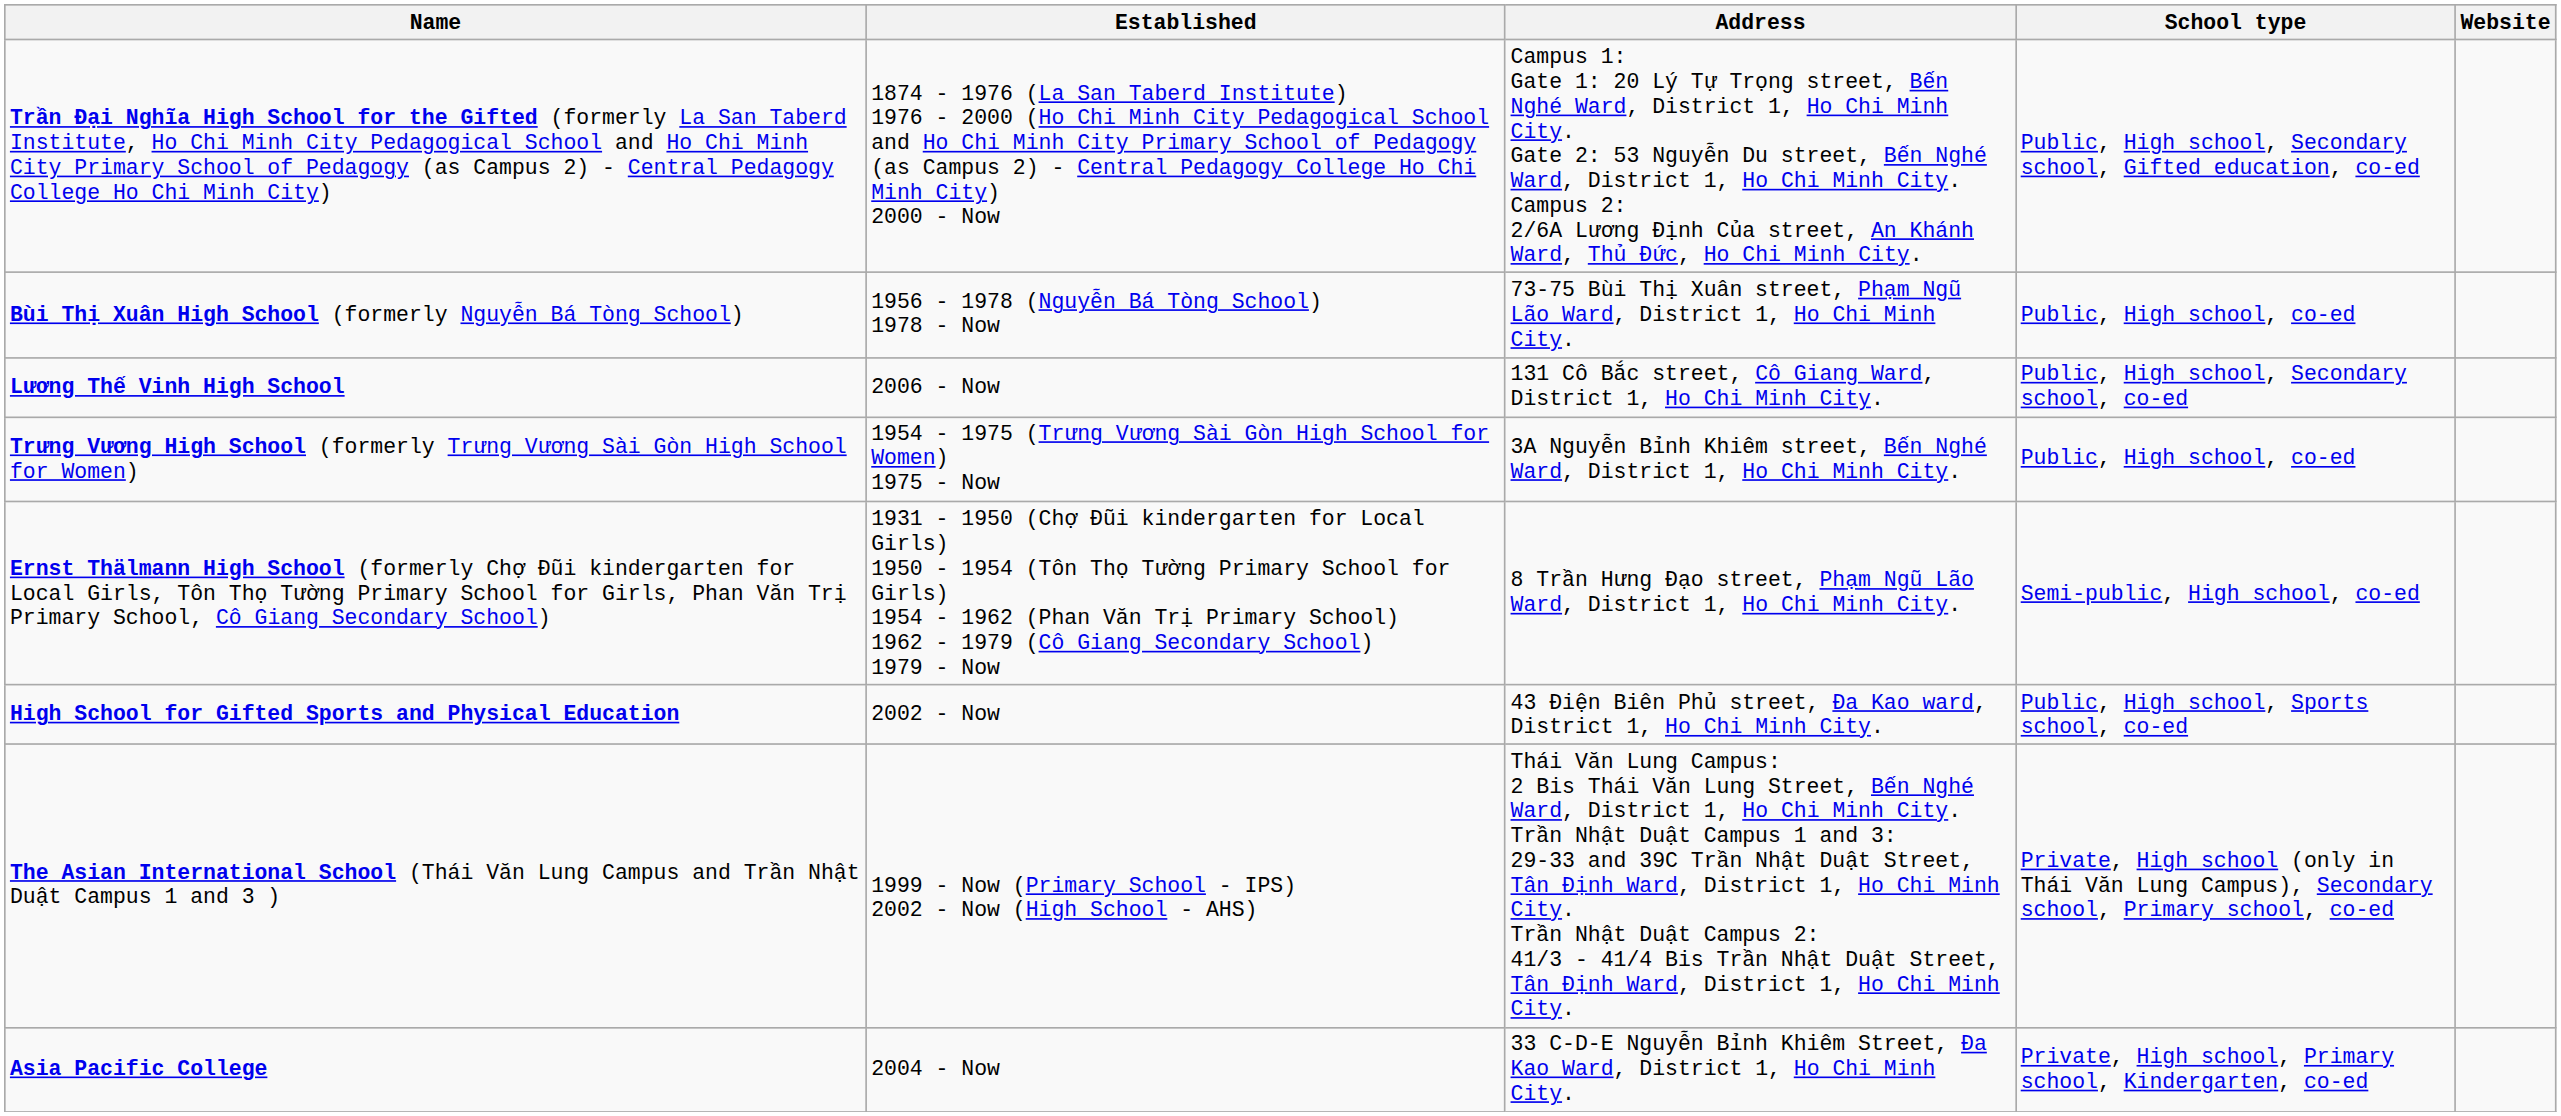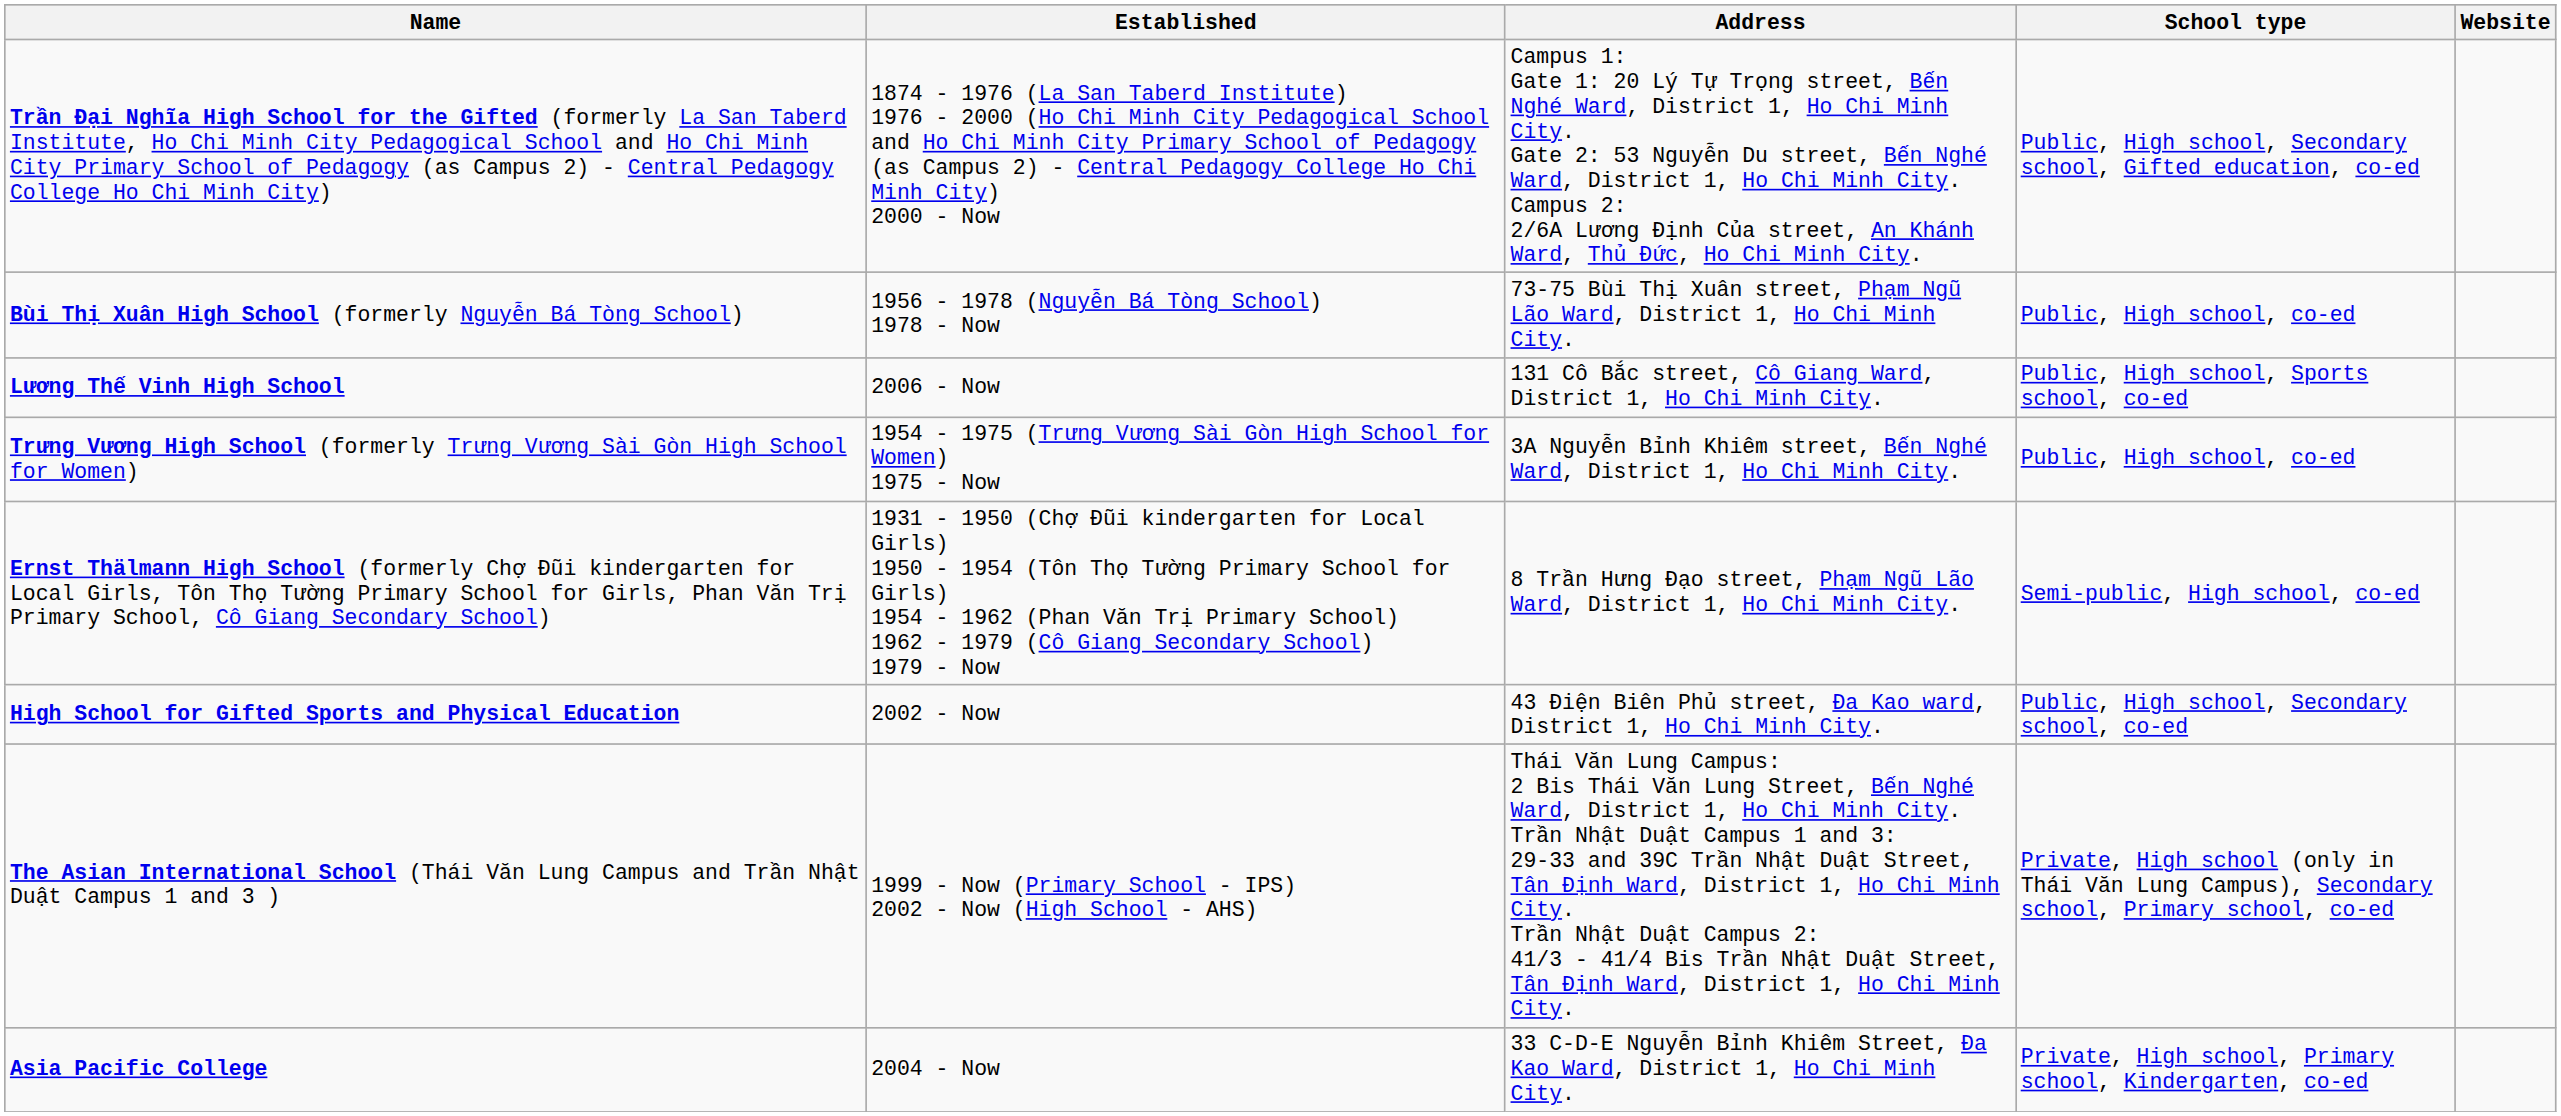(2214, 387) Public, High school, Secondary school, co-ed -> (2195, 387) Public, High school, Sports school, co-ed
(2195, 715) Public, High school, Sports school, co-ed -> (2214, 715) Public, High school, Secondary school, co-ed
